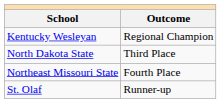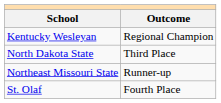(152, 72) Fourth Place -> (147, 72) Runner-up
(147, 89) Runner-up -> (152, 89) Fourth Place
